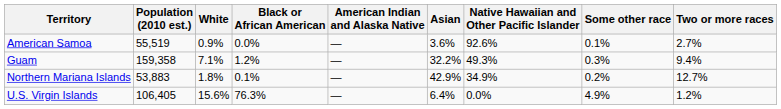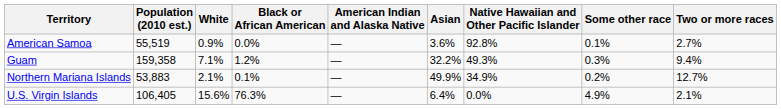(482, 43) 92.6% -> (482, 43) 92.8%
(211, 78) 1.8% -> (211, 78) 2.1%
(445, 78) 42.9% -> (445, 78) 49.9%
(689, 95) 1.2% -> (689, 95) 2.1%
